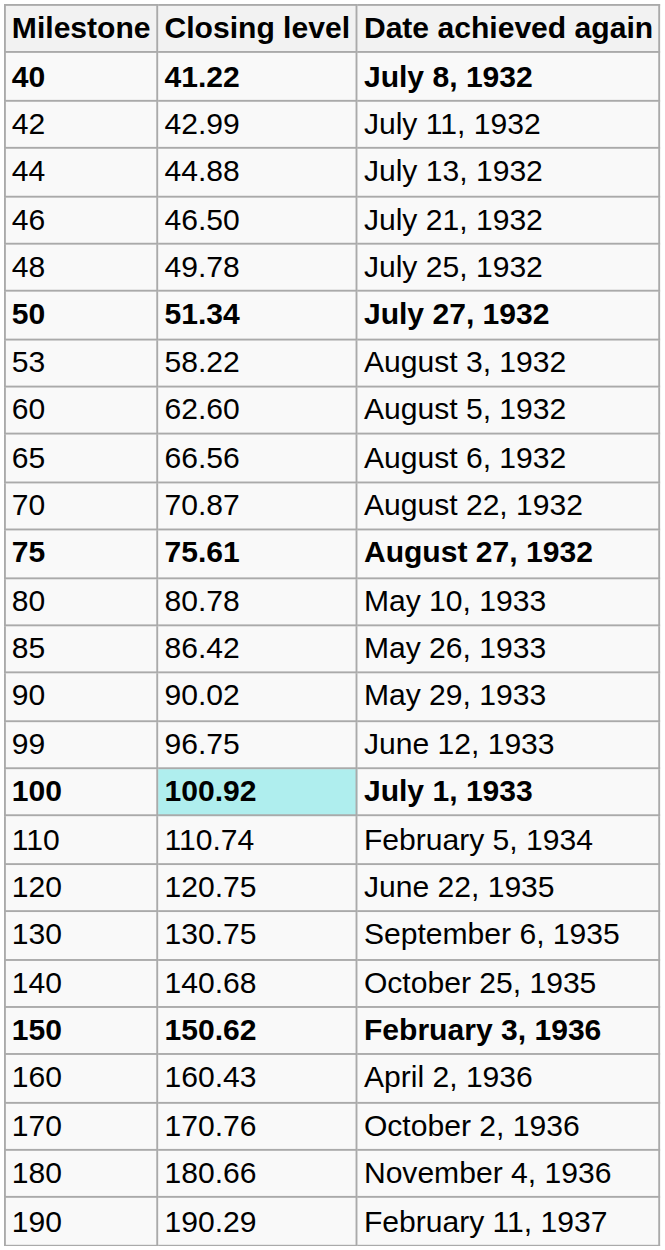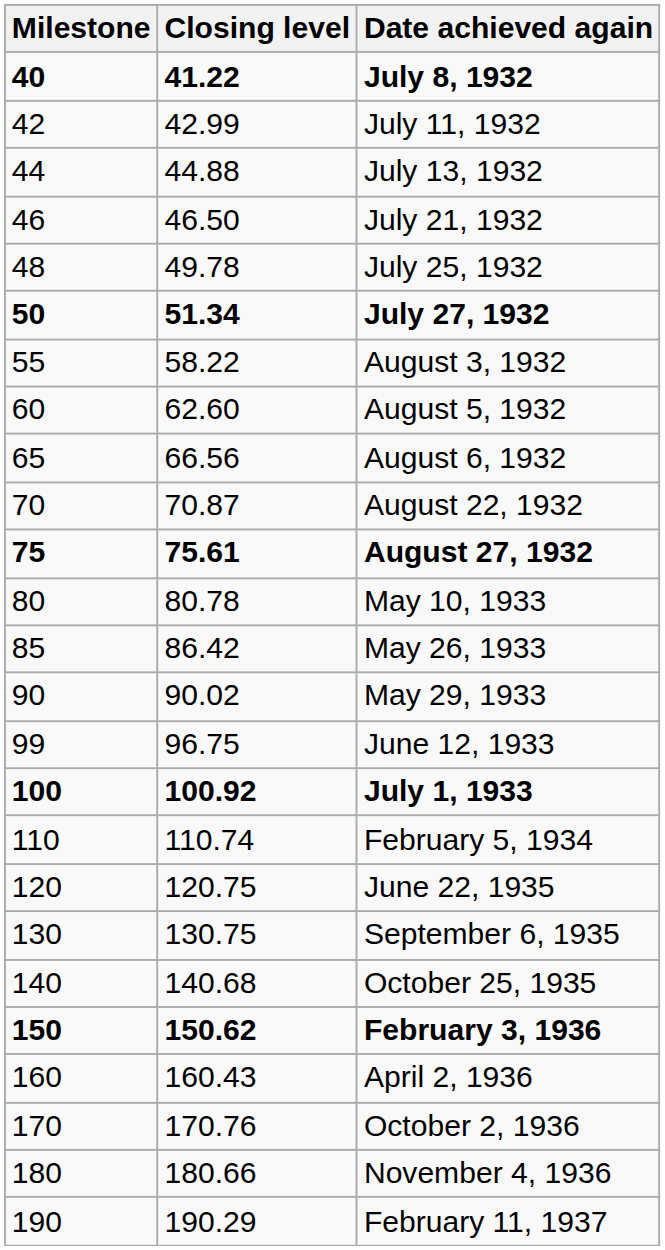(29, 362) 53 -> (29, 362) 55
(210, 791) paleturquoise background -> (210, 791) no background
